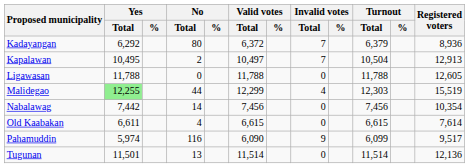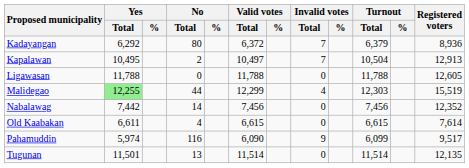(448, 107) 10,354 -> (448, 107) 12,352
(448, 155) 12,136 -> (448, 155) 12,135
